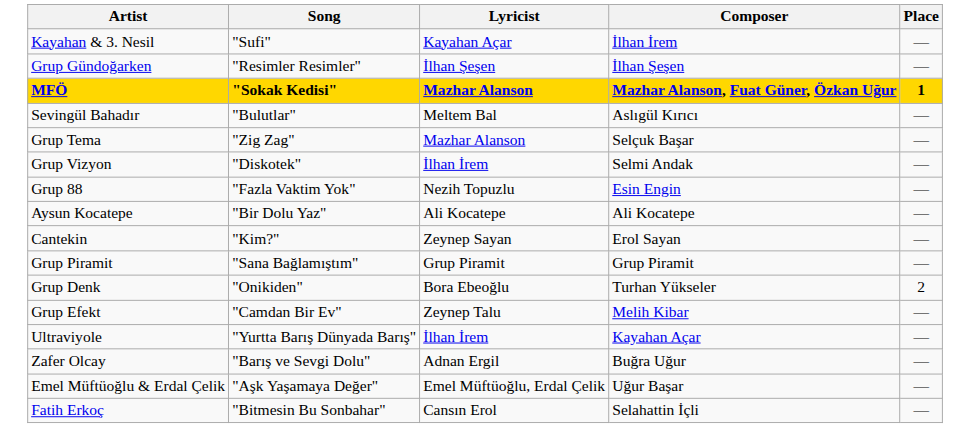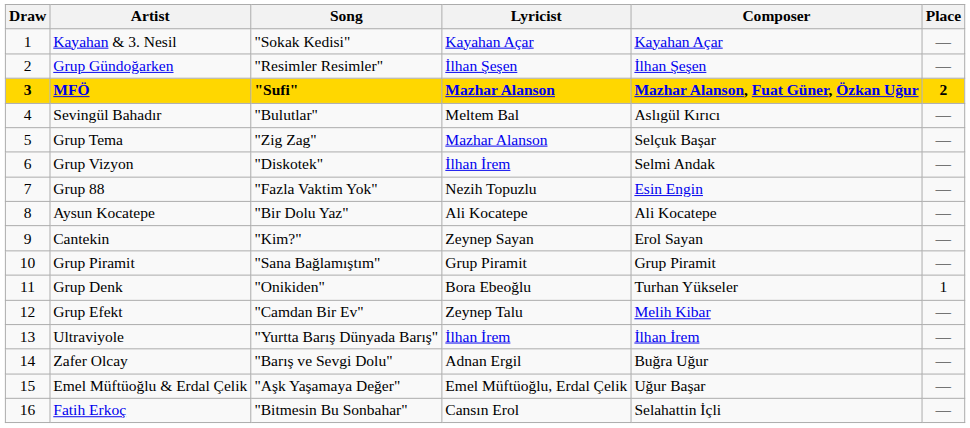+ column: (28, 16)
(252, 41) "Sufi" -> (302, 41) "Sokak Kedisi"
(645, 41) İlhan İrem -> (679, 41) Kayahan Açar
(285, 90) "Sokak Kedisi" -> (276, 90) "Sufi"
(921, 90) 1 -> (943, 90) 2
(921, 287) 2 -> (943, 287) 1
(656, 336) Kayahan Açar -> (667, 336) İlhan İrem
